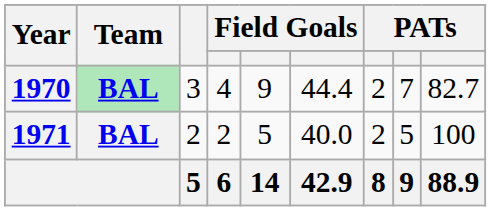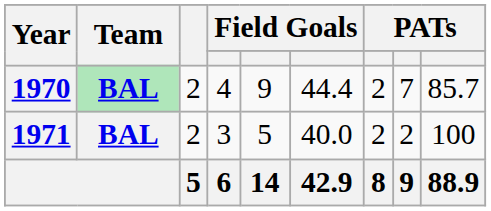(193, 88) 3 -> (193, 88) 2
(453, 88) 82.7 -> (453, 88) 85.7
(224, 134) 2 -> (224, 134) 3
(407, 134) 5 -> (407, 134) 2
